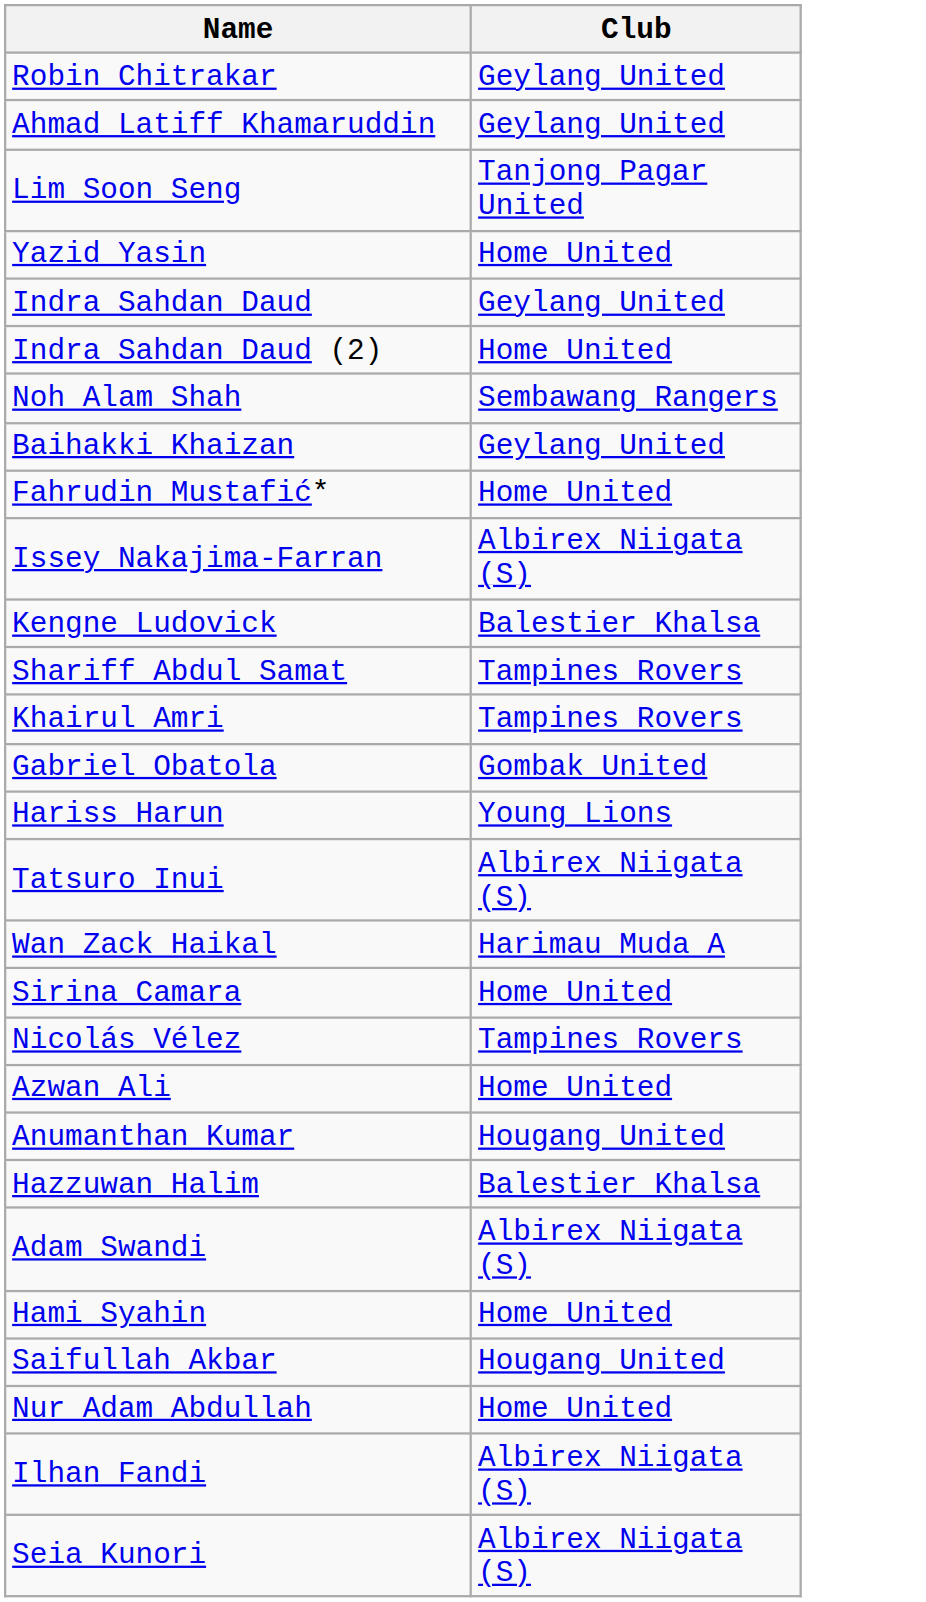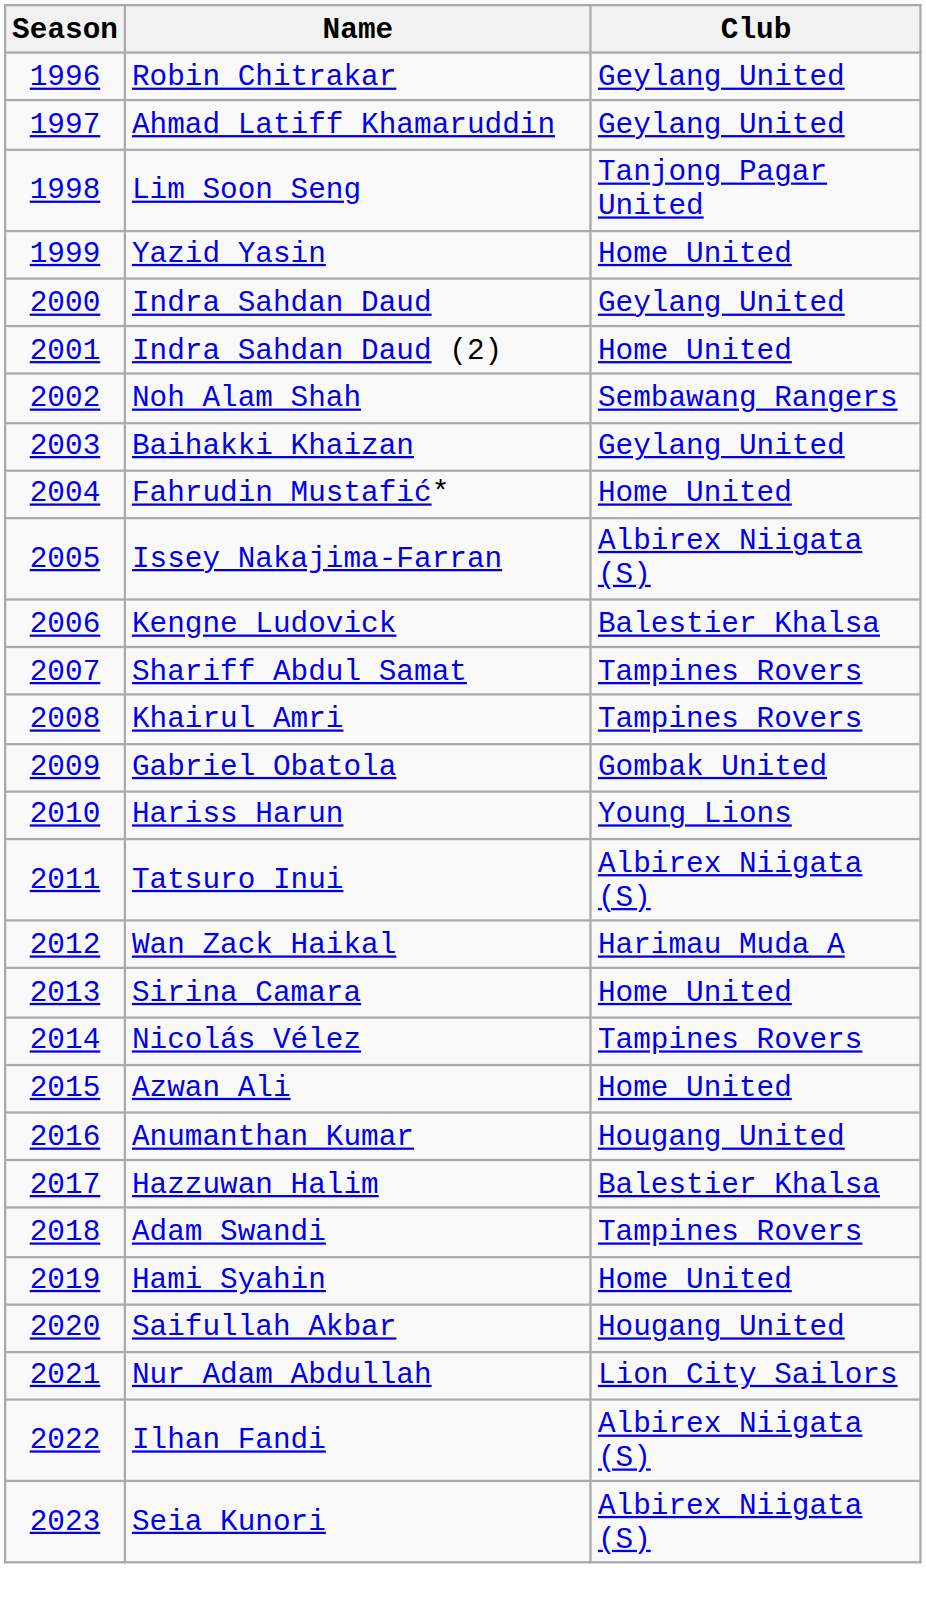+ column: (65, 29)
(610, 1249) Albirex Niigata (S) -> (730, 1232) Tampines Rovers
(575, 1410) Home United -> (748, 1376) Lion City Sailors
